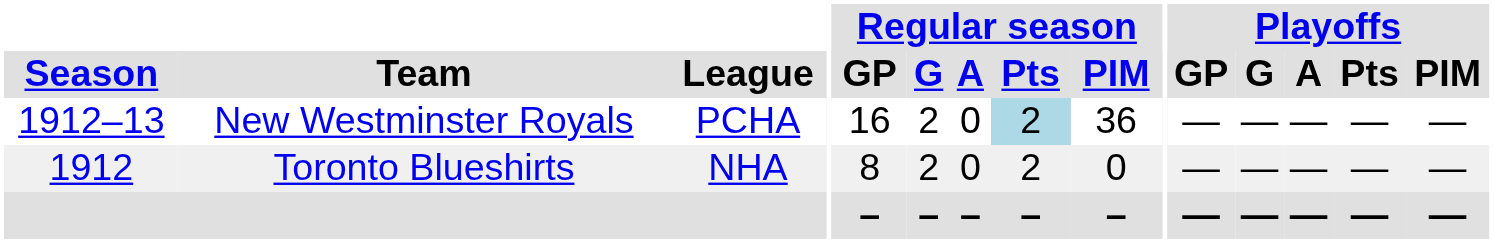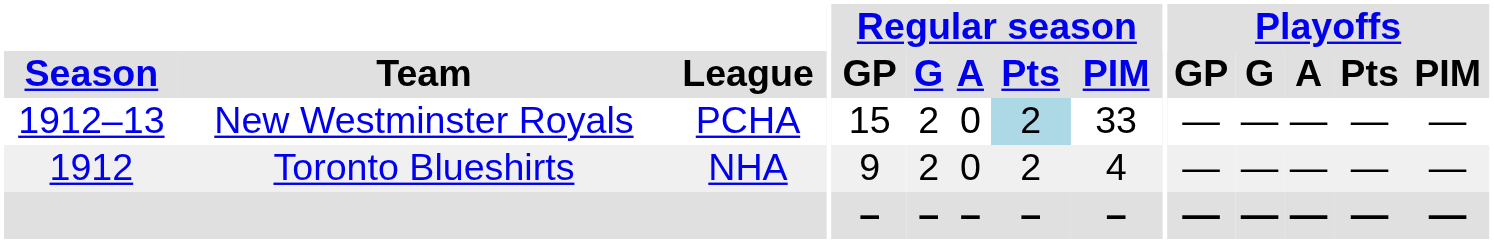(870, 120) 16 -> (870, 120) 15
(1116, 120) 36 -> (1116, 120) 33
(870, 167) 8 -> (870, 167) 9
(1116, 167) 0 -> (1116, 167) 4
